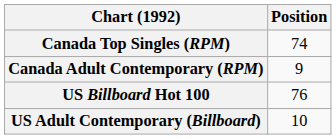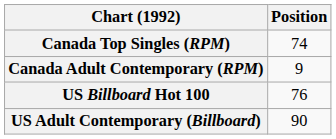(299, 120) 10 -> (299, 120) 90
